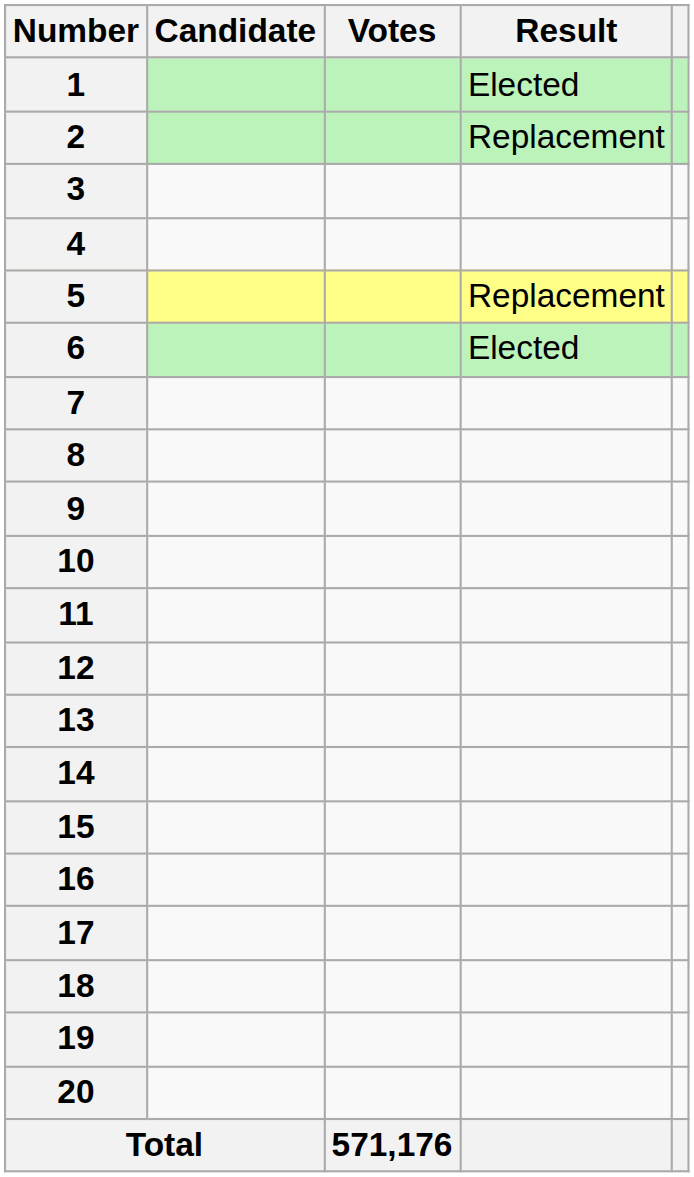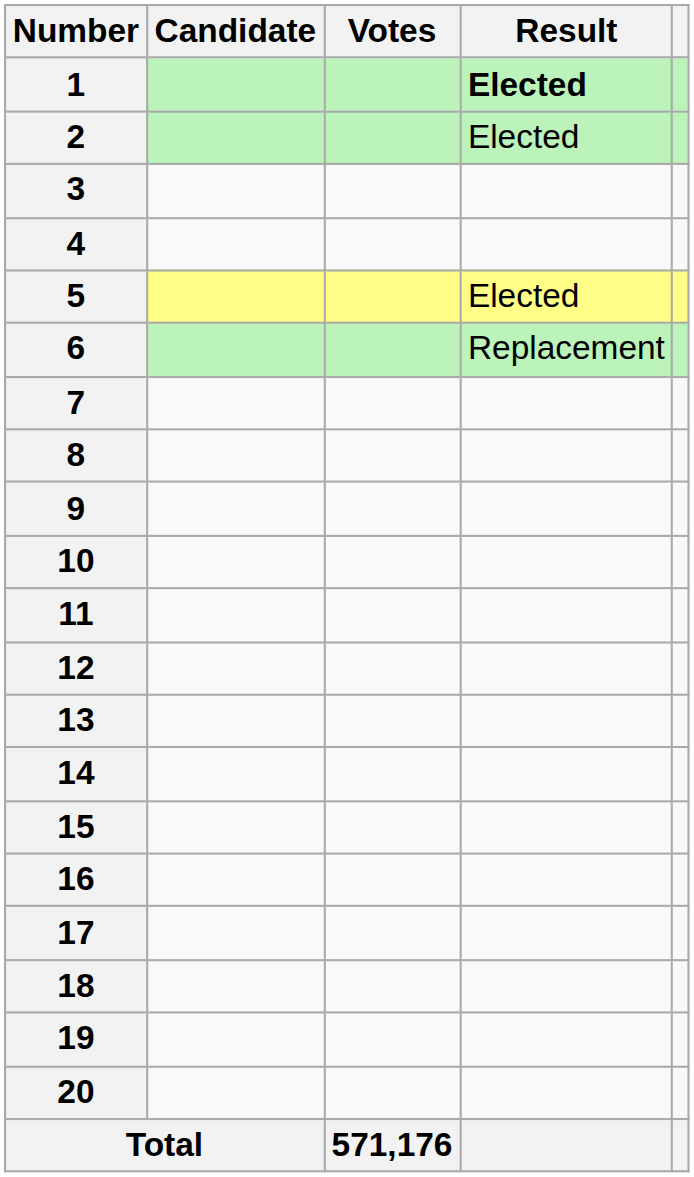(524, 84) normal -> (527, 84) bold
(566, 137) Replacement -> (524, 137) Elected
(566, 296) Replacement -> (524, 296) Elected
(524, 349) Elected -> (566, 349) Replacement
